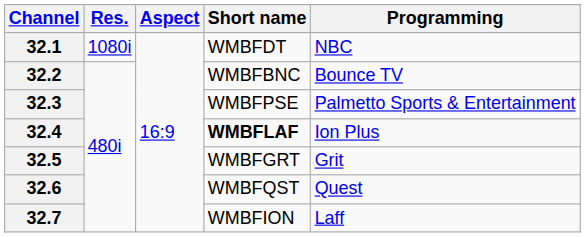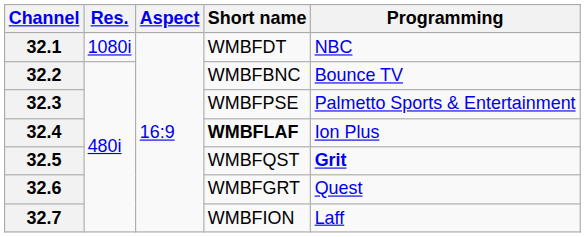(254, 160) WMBFGRT -> (254, 160) WMBFQST
(329, 160) normal -> (331, 160) bold
(254, 189) WMBFQST -> (254, 189) WMBFGRT
